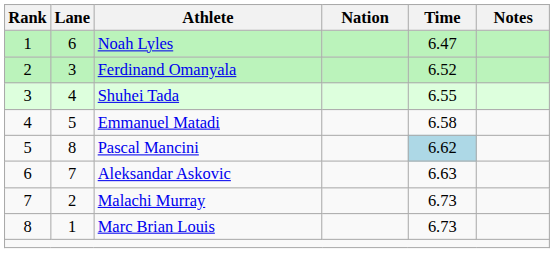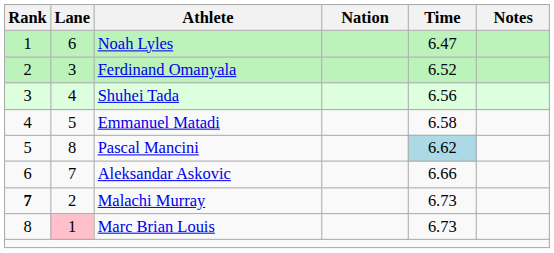(442, 95) 6.55 -> (442, 95) 6.56
(442, 174) 6.63 -> (442, 174) 6.66
(28, 200) normal -> (28, 200) bold
(72, 226) no background -> (72, 226) pink background
